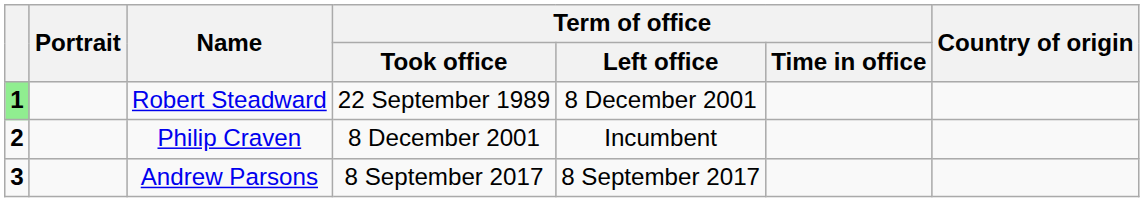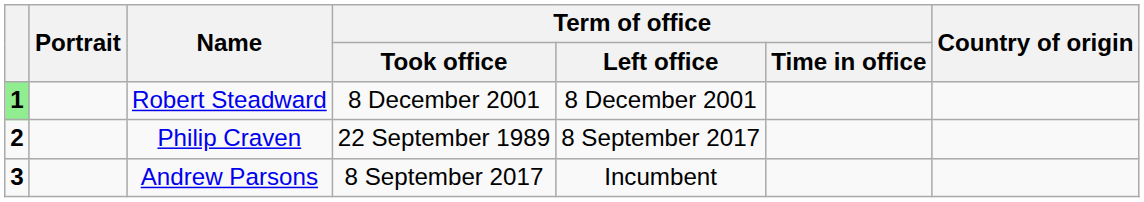(444, 100) 22 September 1989 -> (444, 100) 8 December 2001
(444, 138) 8 December 2001 -> (444, 138) 22 September 1989
(661, 138) Incumbent -> (661, 138) 8 September 2017
(661, 176) 8 September 2017 -> (661, 176) Incumbent
